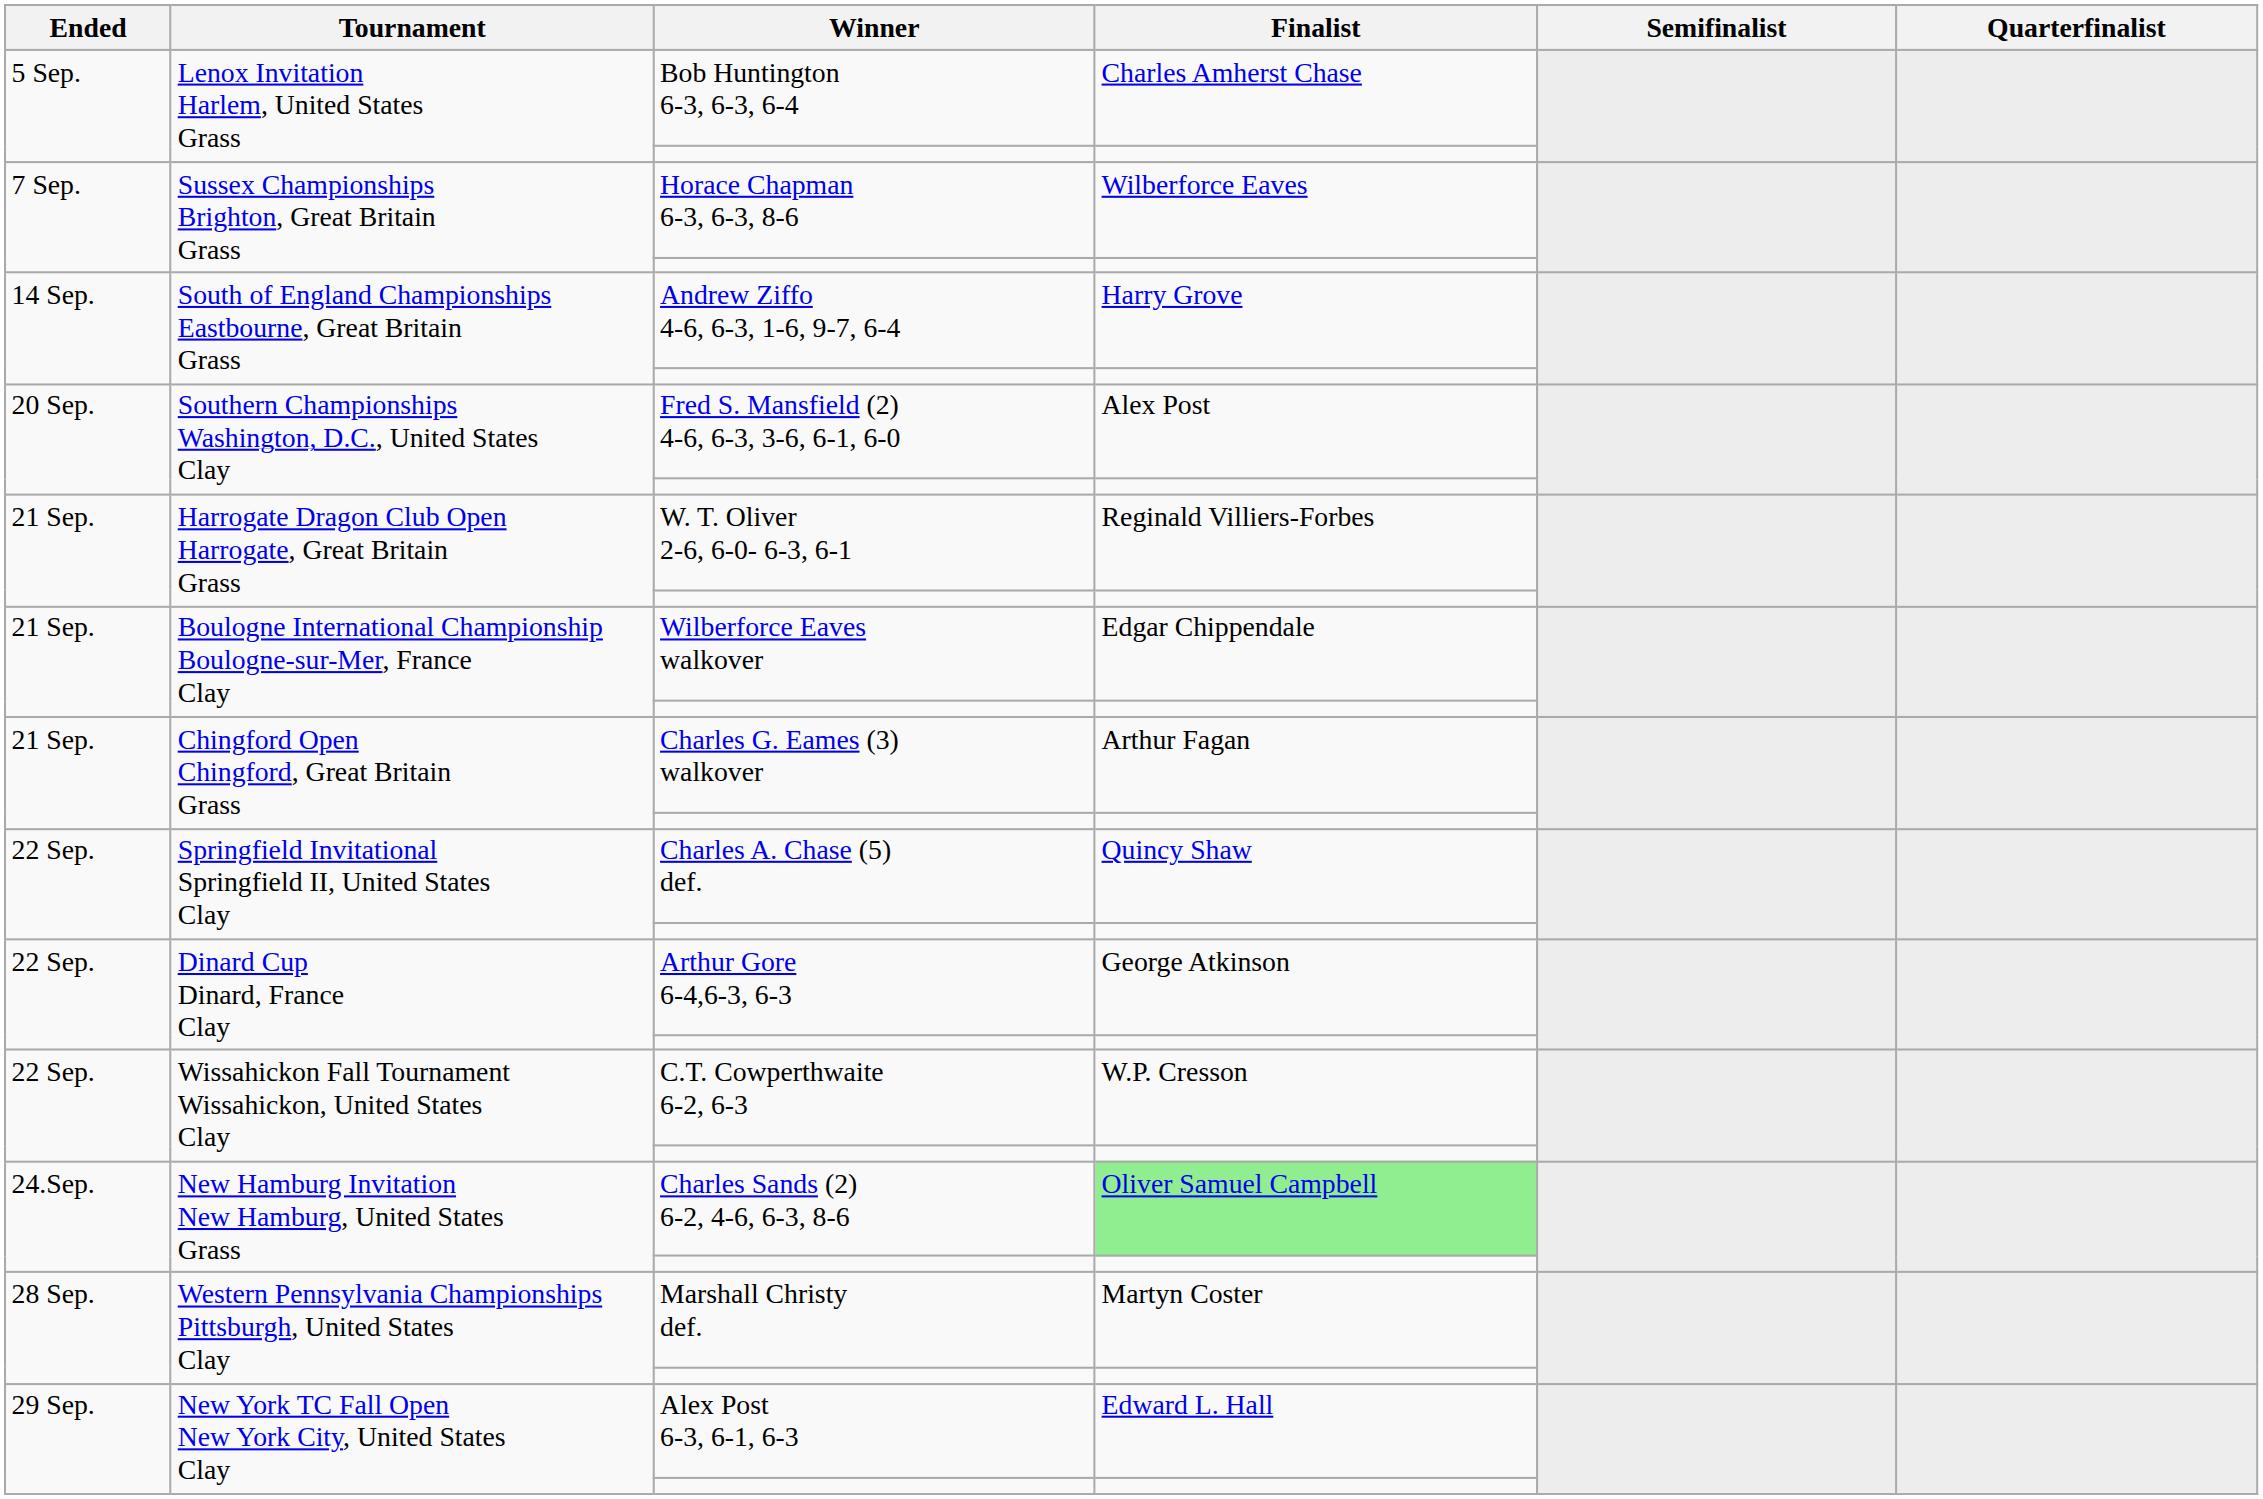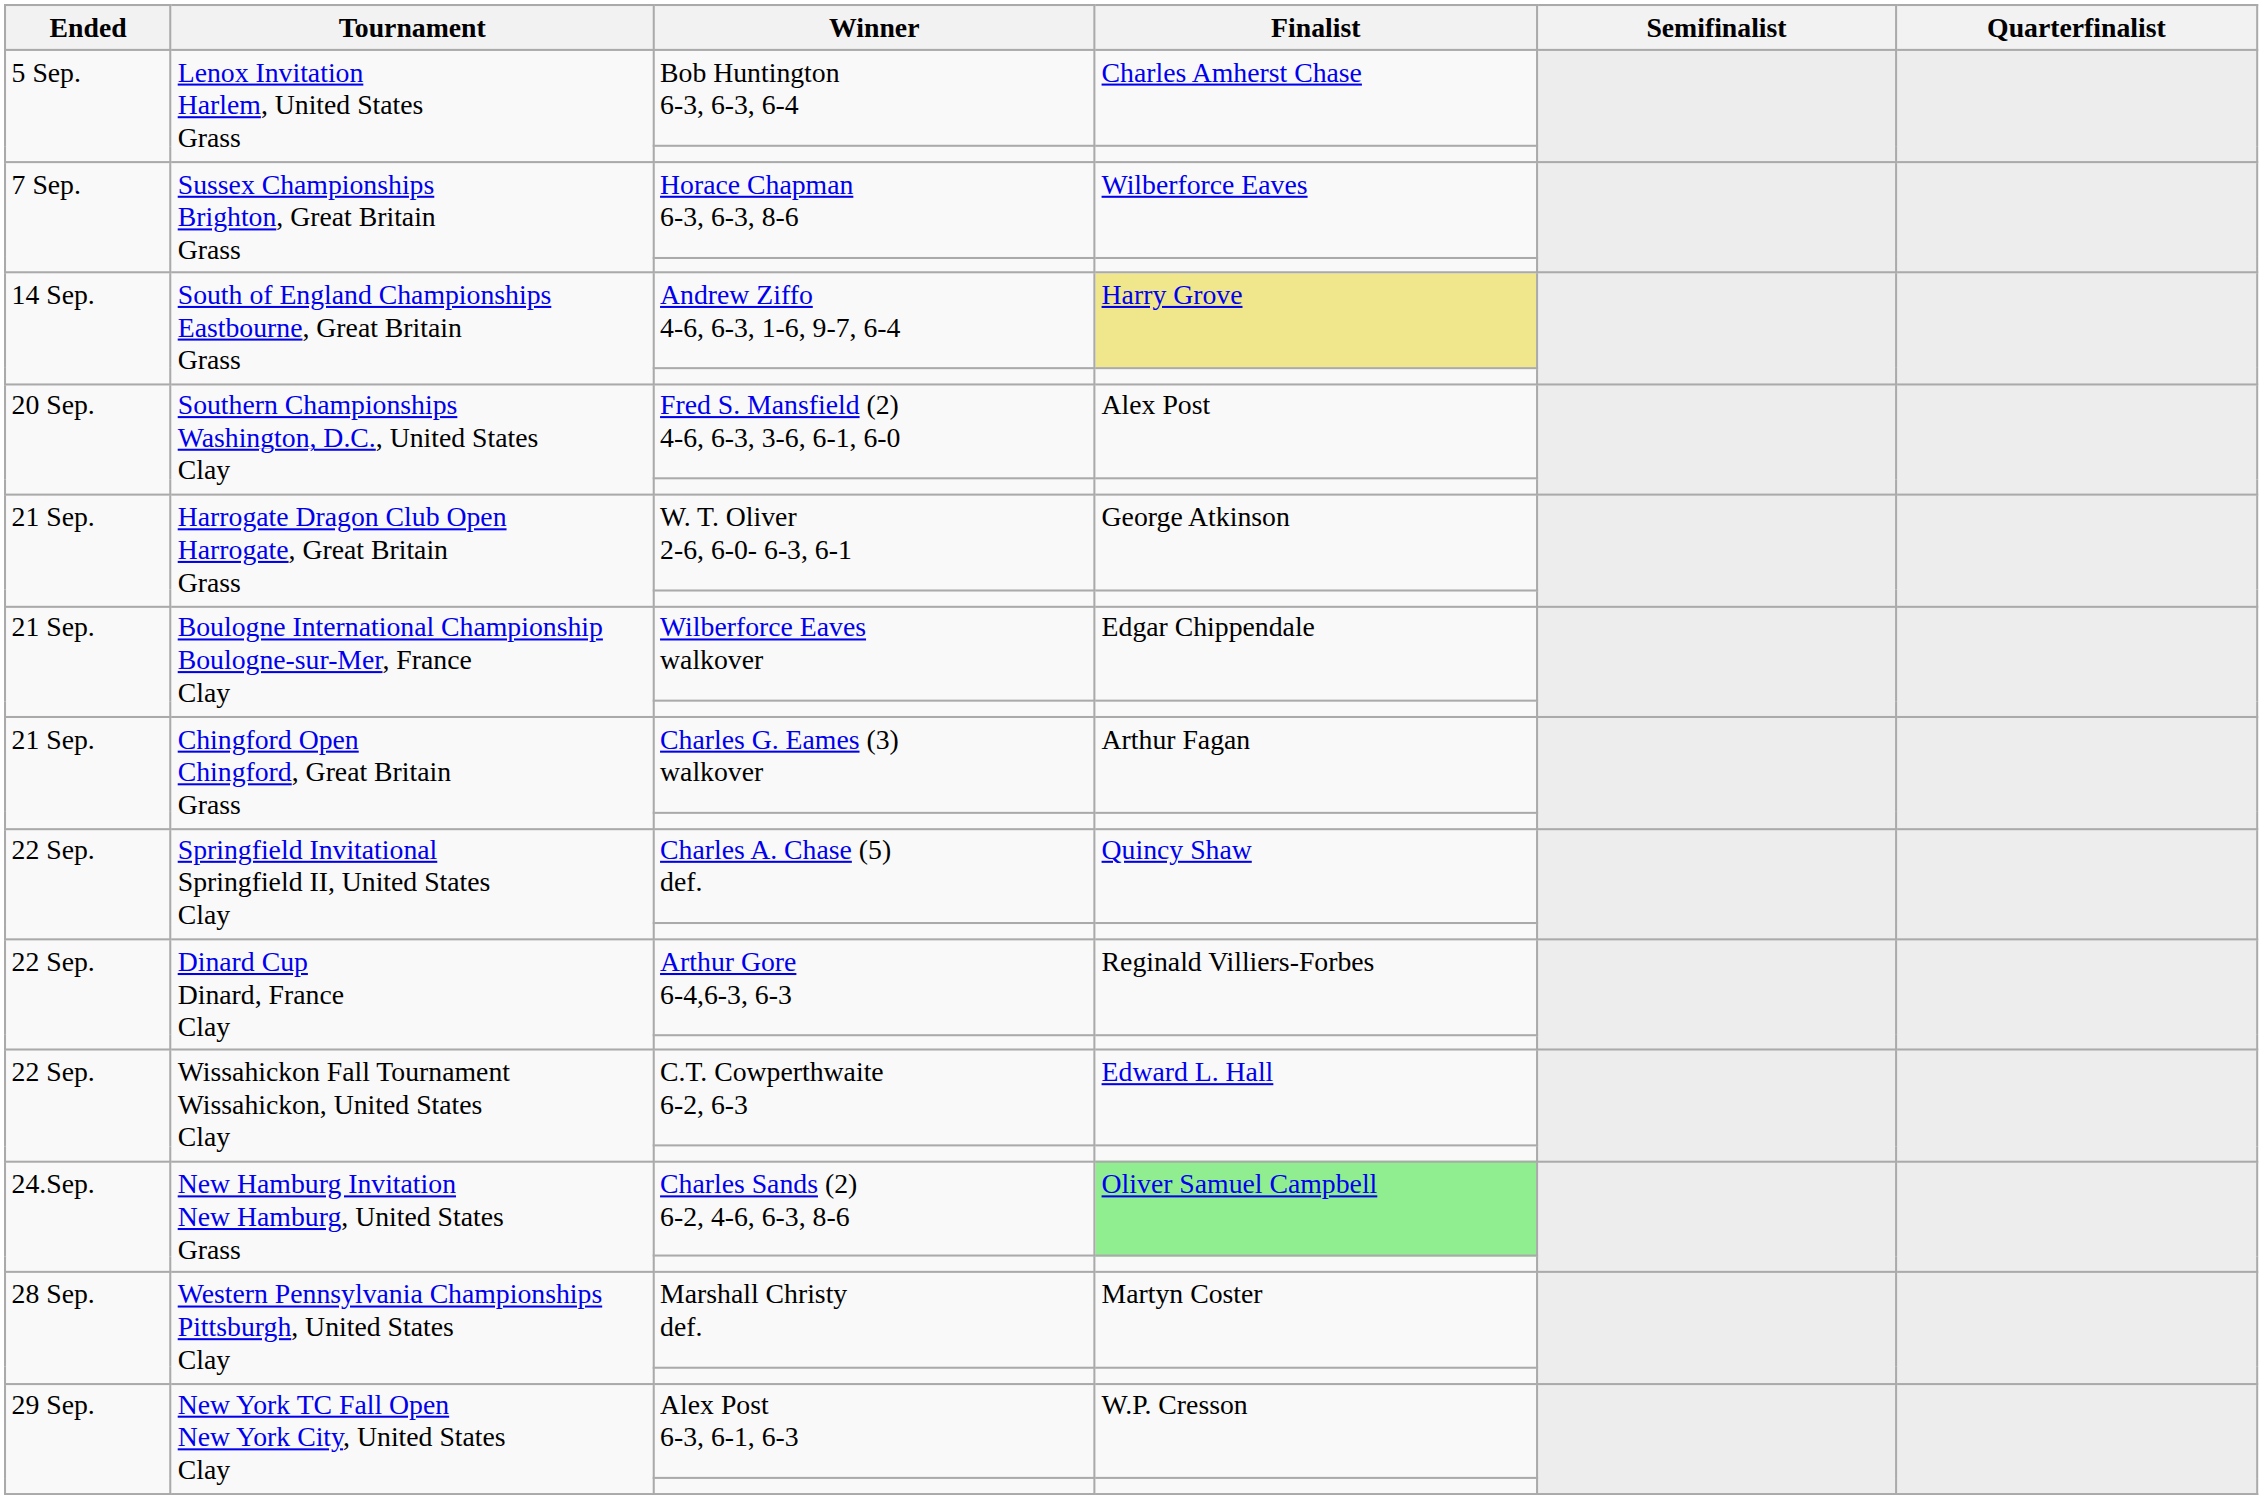(1172, 294) no background -> (1172, 294) khaki background
(1238, 516) Reginald Villiers-Forbes -> (1196, 516) George Atkinson
(1196, 961) George Atkinson -> (1238, 961) Reginald Villiers-Forbes
(1175, 1072) W.P. Cresson -> (1187, 1072) Edward L. Hall
(1187, 1405) Edward L. Hall -> (1175, 1405) W.P. Cresson
